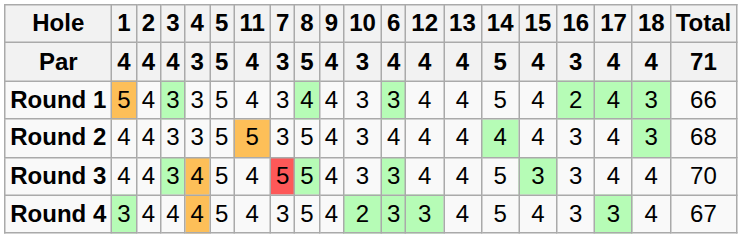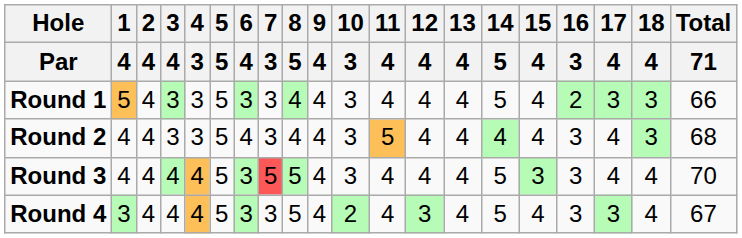columns swapped: (394, 61) <-> (252, 61)
(613, 99) 4 -> (613, 99) 3
(307, 137) 5 -> (295, 137) 4
(173, 175) 3 -> (173, 175) 4
